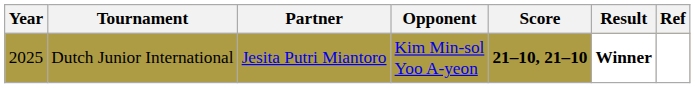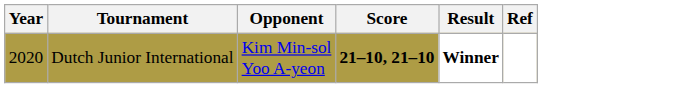- column: (314, 19)
(26, 57) 2025 -> (26, 57) 2020
